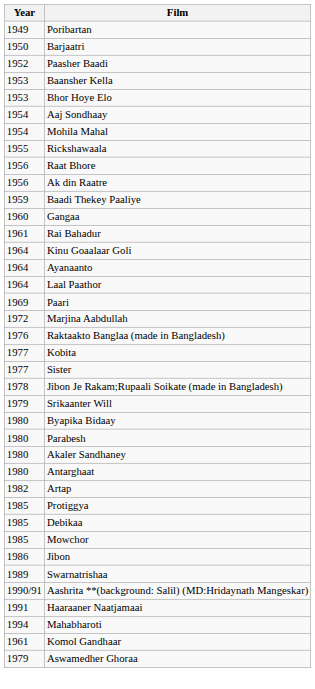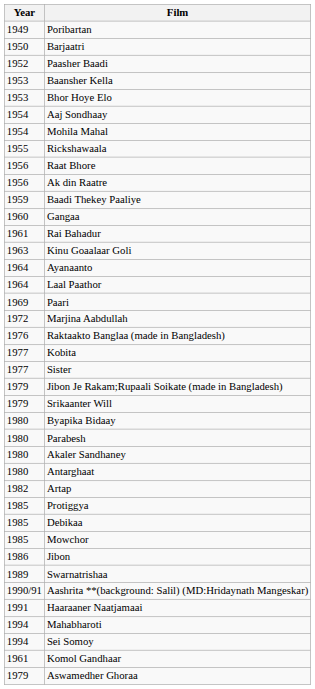(18, 251) 1964 -> (18, 251) 1963
(18, 387) 1978 -> (18, 387) 1979
+ row: (70, 642)
